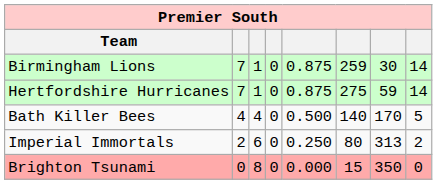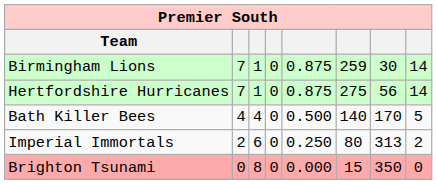(388, 92) 59 -> (388, 92) 56
